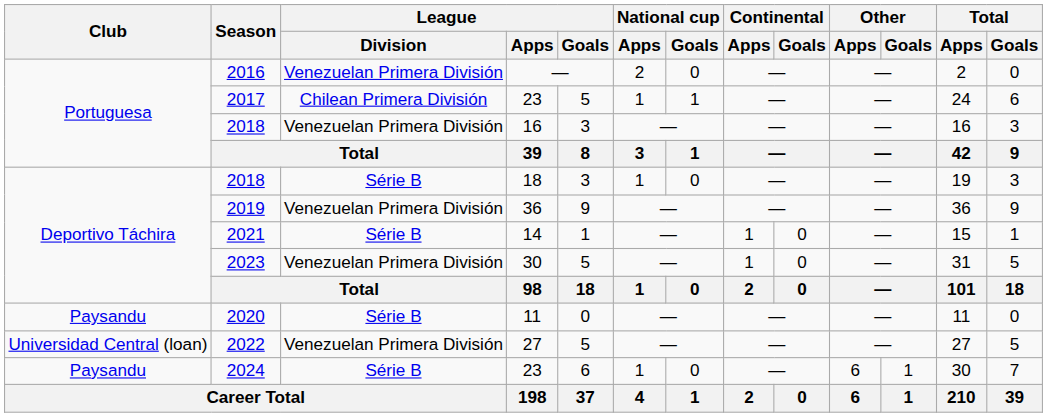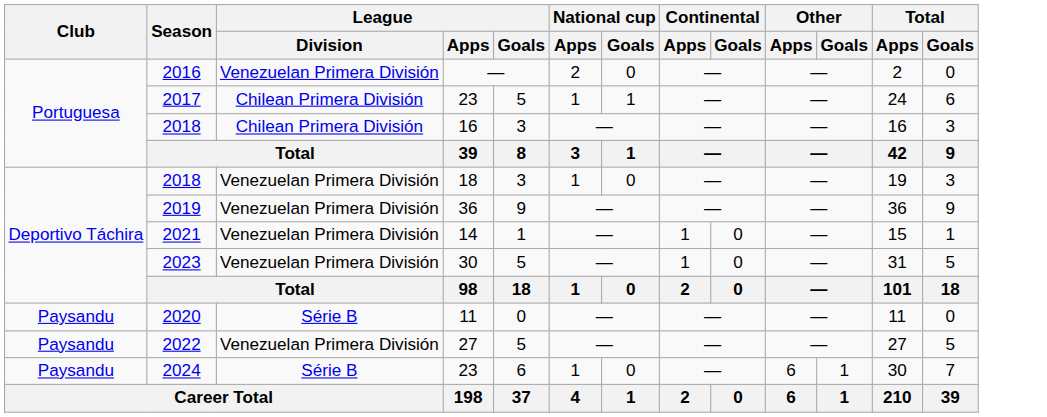(393, 126) Venezuelan Primera División -> (329, 126) Chilean Primera División
(393, 180) Série B -> (329, 180) Venezuelan Primera División
(393, 235) Série B -> (329, 235) Venezuelan Primera División
(108, 343) Universidad Central (loan) -> (76, 343) Paysandu
